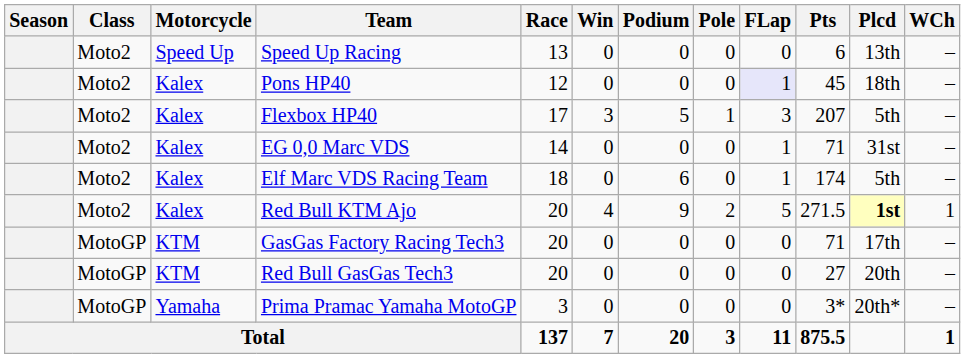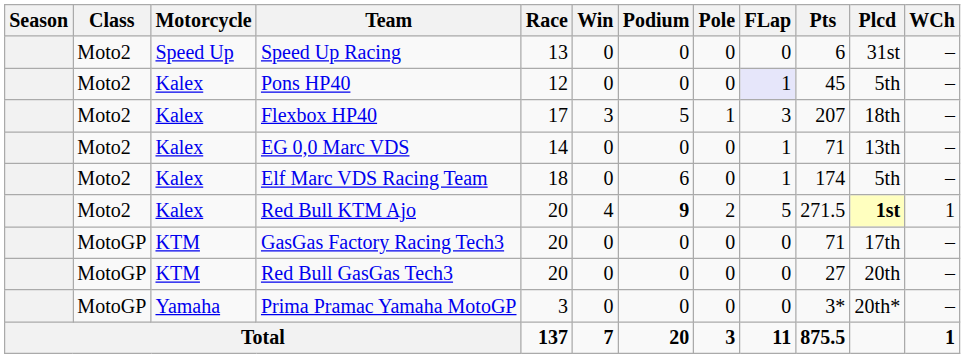(882, 52) 13th -> (883, 52) 31st
(882, 83) 18th -> (887, 83) 5th
(887, 115) 5th -> (882, 115) 18th
(883, 147) 31st -> (882, 147) 13th
(684, 210) normal -> (684, 210) bold
